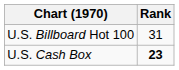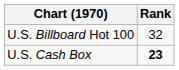(156, 34) 31 -> (156, 34) 32
